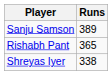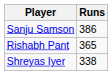(88, 29) 389 -> (88, 29) 386
